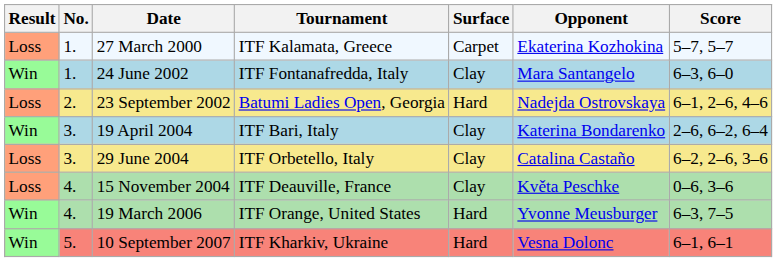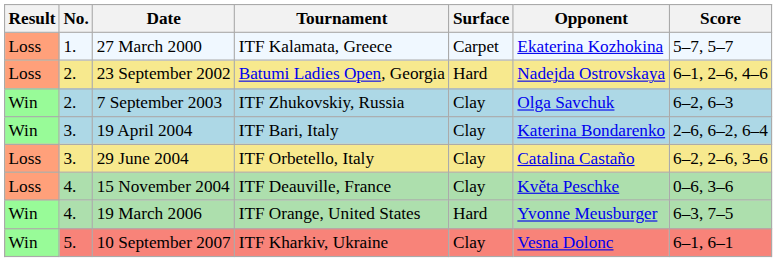- row: (143, 73)
+ row: (159, 101)
(470, 241) Hard -> (469, 241) Clay
